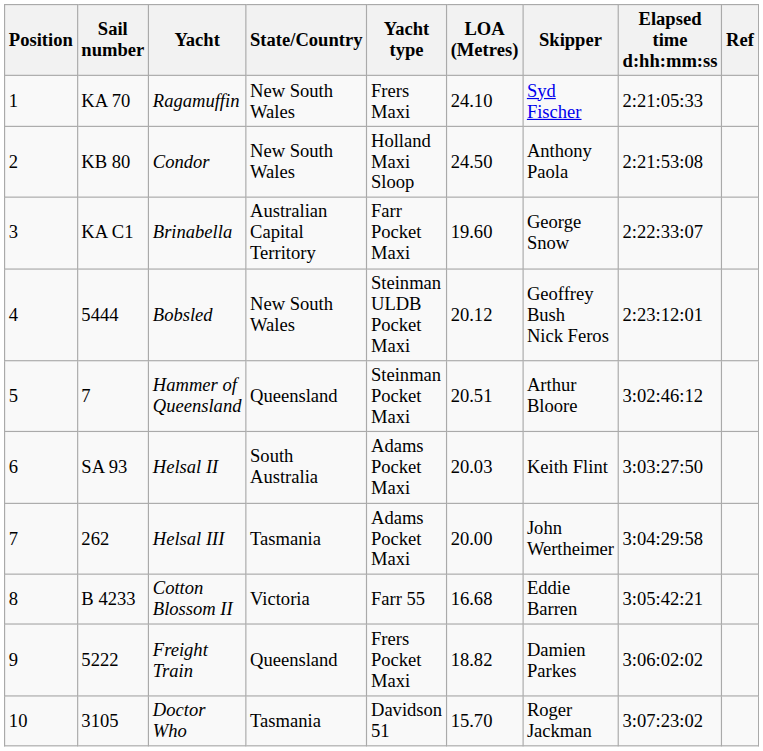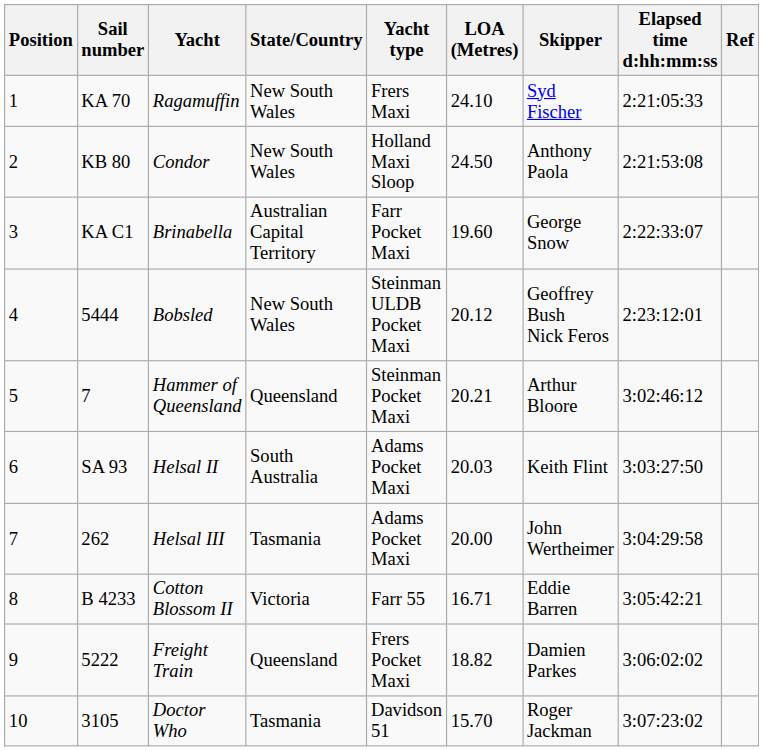(472, 396) 20.51 -> (472, 396) 20.21
(472, 599) 16.68 -> (472, 599) 16.71
